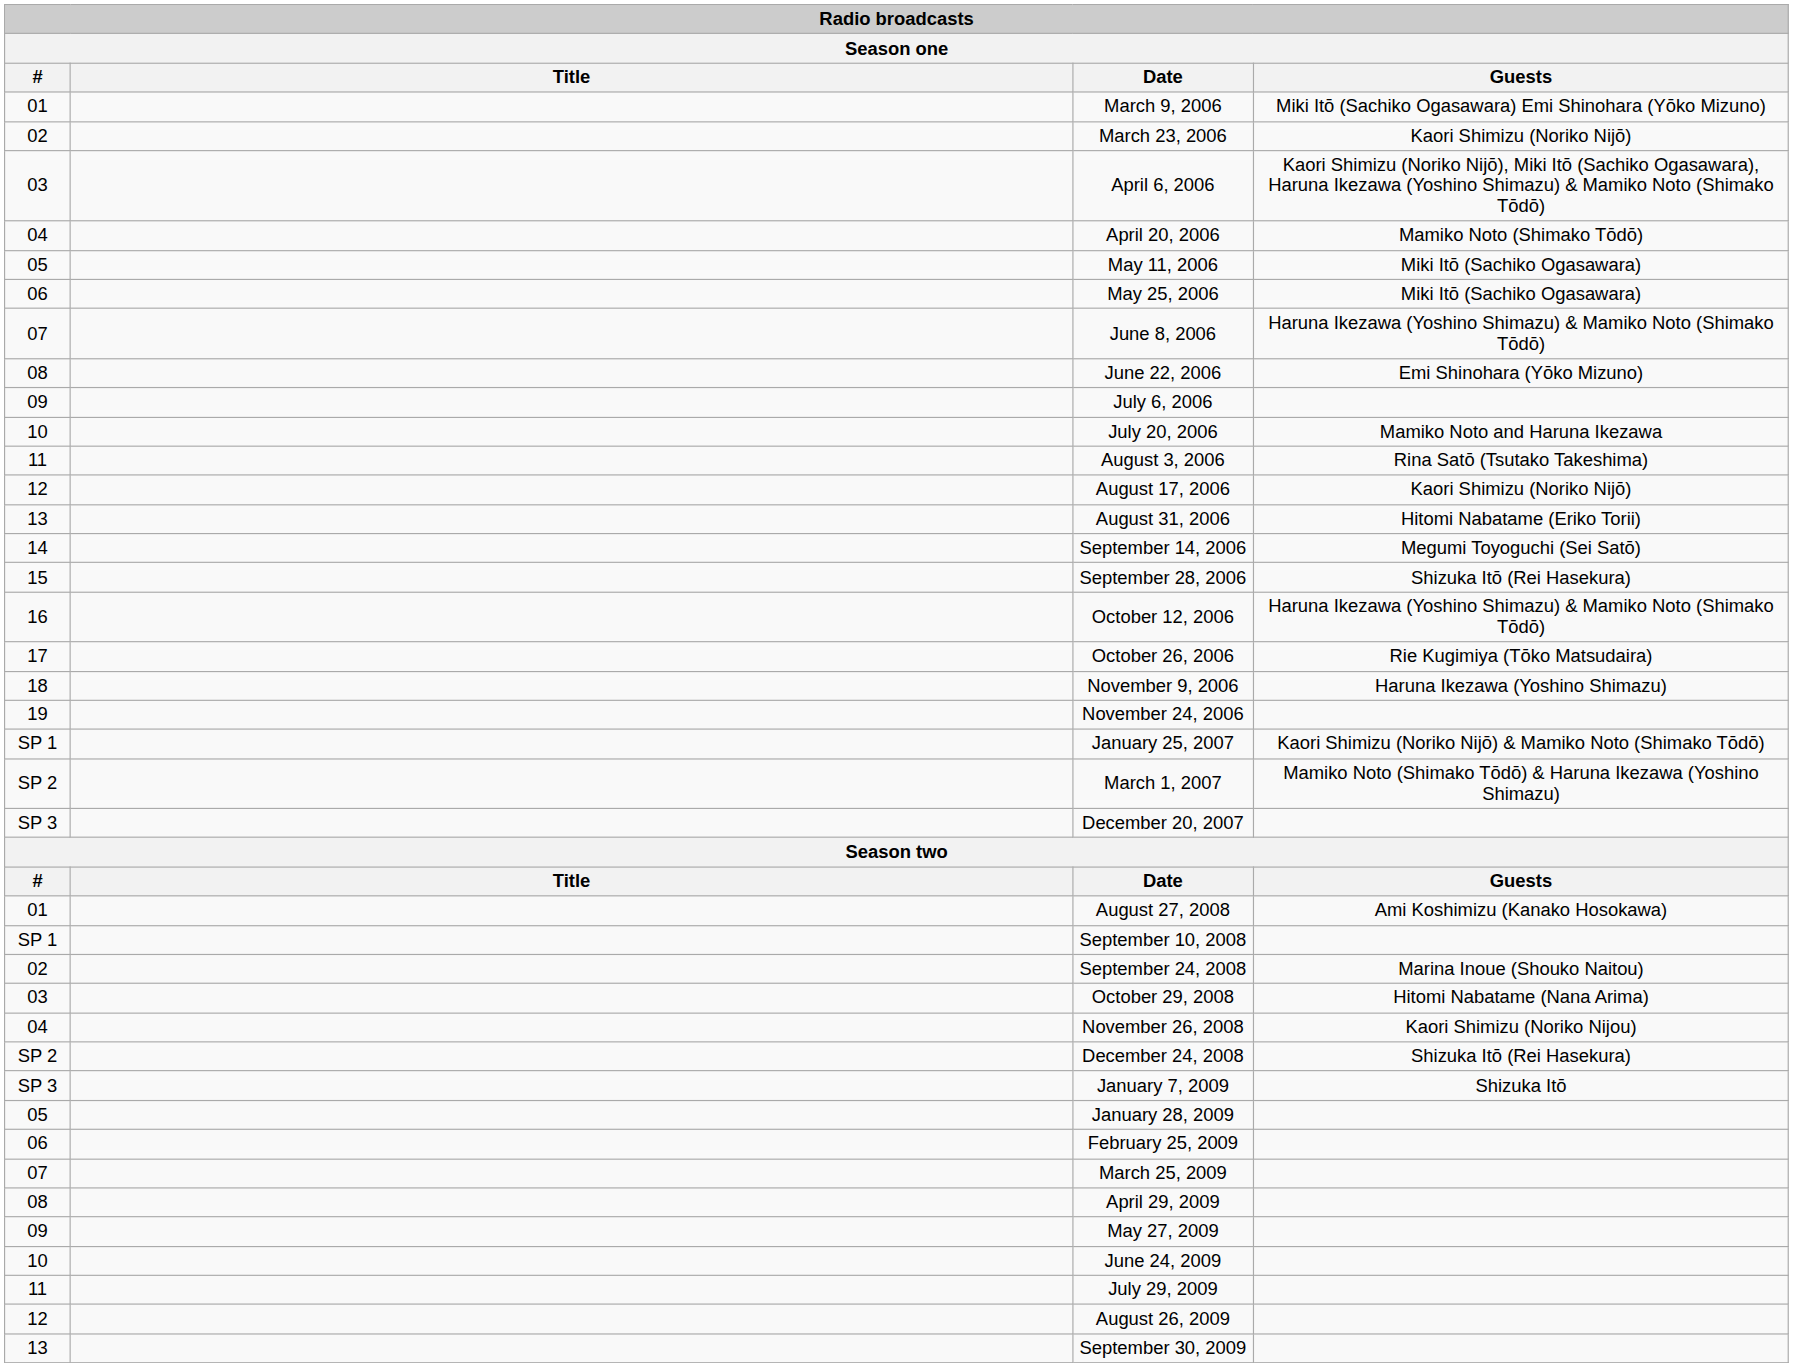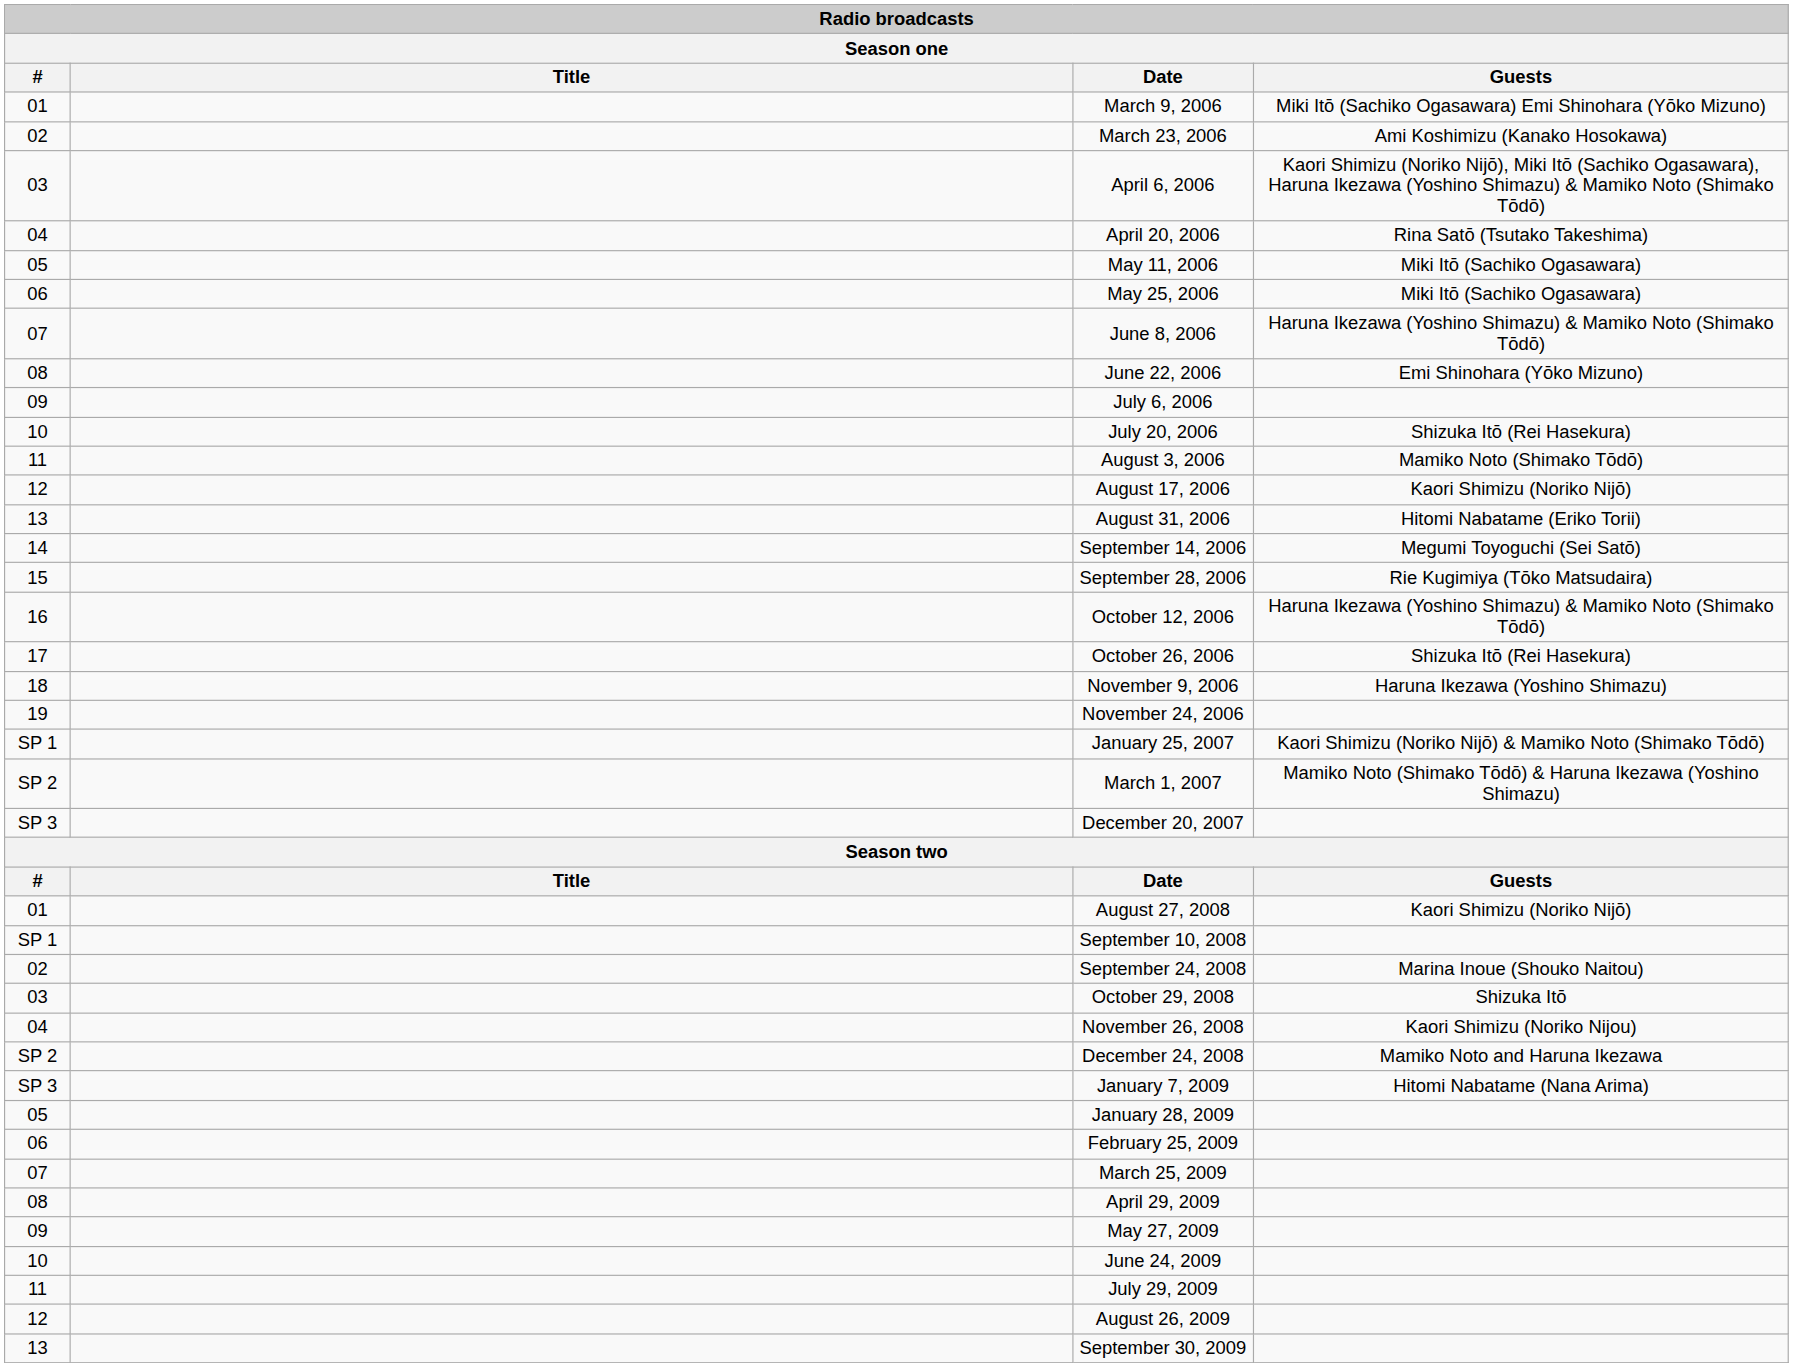(1521, 135) Kaori Shimizu (Noriko Nijō) -> (1521, 135) Ami Koshimizu (Kanako Hosokawa)
(1521, 235) Mamiko Noto (Shimako Tōdō) -> (1521, 235) Rina Satō (Tsutako Takeshima)
(1521, 431) Mamiko Noto and Haruna Ikezawa -> (1521, 431) Shizuka Itō (Rei Hasekura)
(1521, 460) Rina Satō (Tsutako Takeshima) -> (1521, 460) Mamiko Noto (Shimako Tōdō)
(1521, 577) Shizuka Itō (Rei Hasekura) -> (1521, 577) Rie Kugimiya (Tōko Matsudaira)
(1521, 656) Rie Kugimiya (Tōko Matsudaira) -> (1521, 656) Shizuka Itō (Rei Hasekura)
(1521, 910) Ami Koshimizu (Kanako Hosokawa) -> (1521, 910) Kaori Shimizu (Noriko Nijō)
(1521, 998) Hitomi Nabatame (Nana Arima) -> (1521, 998) Shizuka Itō
(1521, 1056) Shizuka Itō (Rei Hasekura) -> (1521, 1056) Mamiko Noto and Haruna Ikezawa
(1521, 1085) Shizuka Itō -> (1521, 1085) Hitomi Nabatame (Nana Arima)
